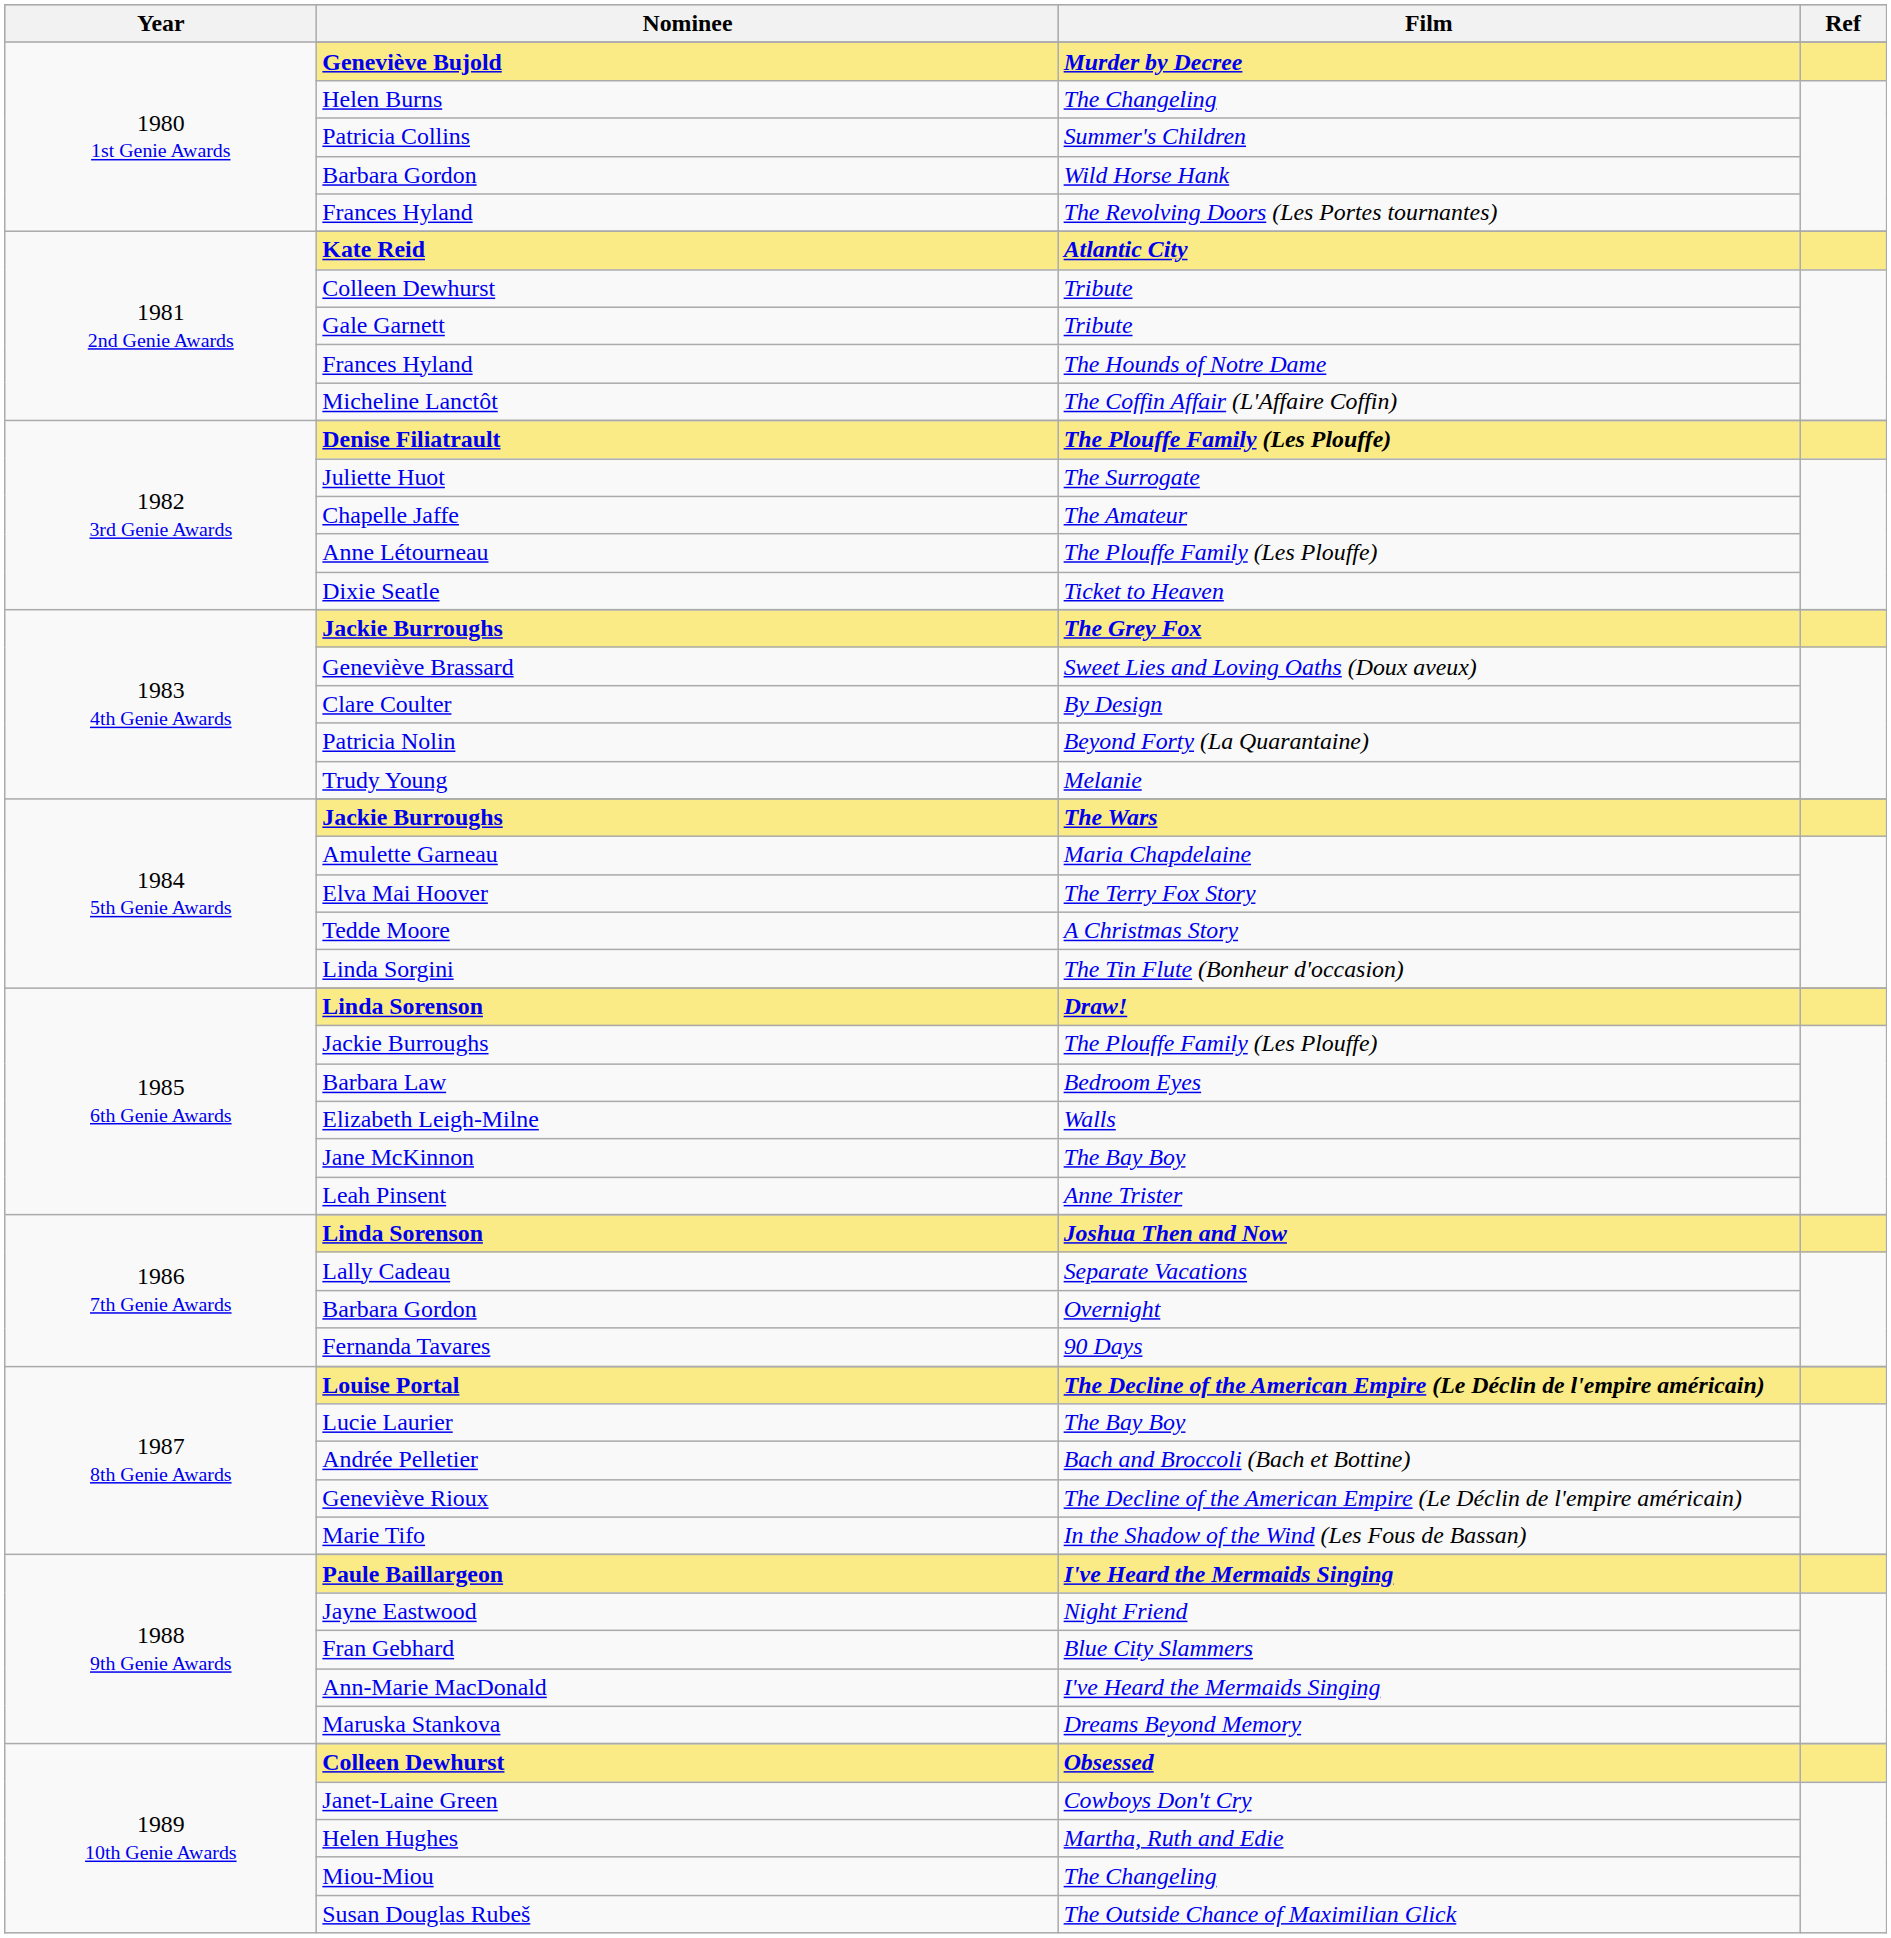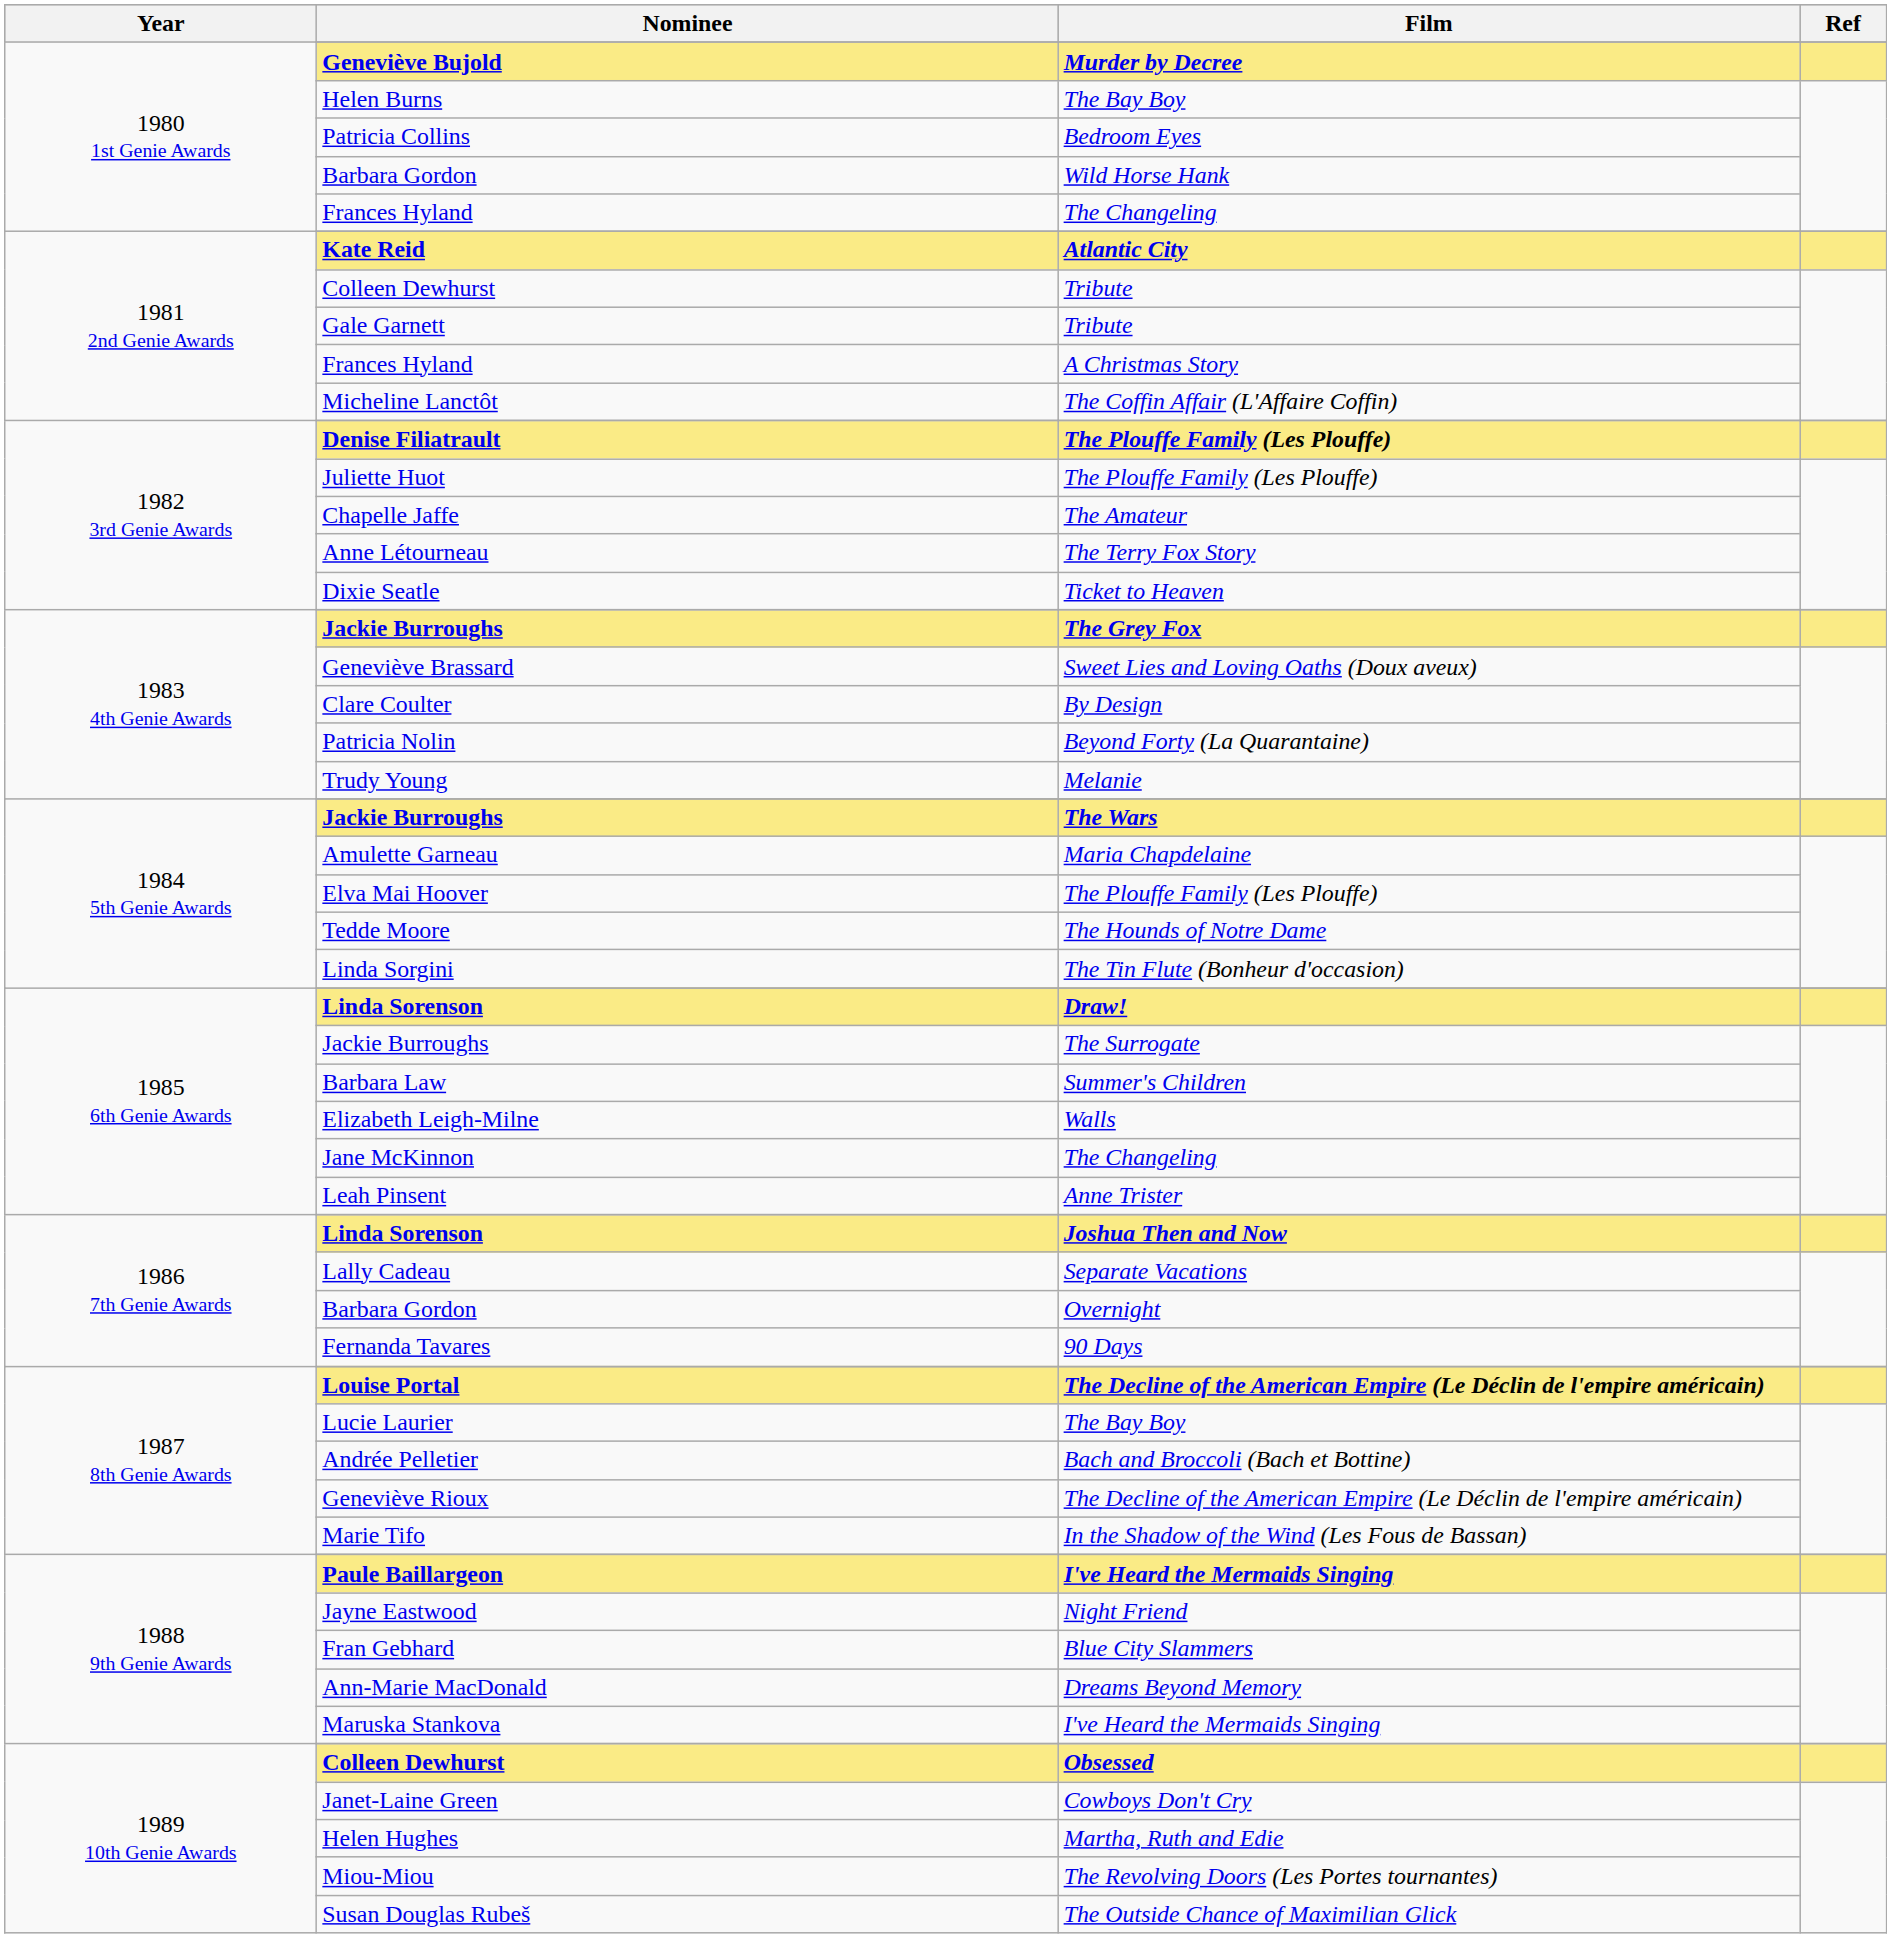(1140, 99) The Changeling -> (1125, 99) The Bay Boy
(1155, 136) Summer's Children -> (1132, 136) Bedroom Eyes
(1281, 212) The Revolving Doors (Les Portes tournantes) -> (1140, 212) The Changeling
(1195, 363) The Hounds of Notre Dame -> (1151, 363) A Christmas Story
(1132, 477) The Surrogate -> (1221, 477) The Plouffe Family (Les Plouffe)
(1221, 552) The Plouffe Family (Les Plouffe) -> (1160, 552) The Terry Fox Story
(1160, 893) The Terry Fox Story -> (1221, 893) The Plouffe Family (Les Plouffe)
(1151, 930) A Christmas Story -> (1195, 930) The Hounds of Notre Dame
(1221, 1044) The Plouffe Family (Les Plouffe) -> (1132, 1044) The Surrogate
(1132, 1082) Bedroom Eyes -> (1155, 1082) Summer's Children
(1125, 1157) The Bay Boy -> (1140, 1157) The Changeling
(1222, 1686) I've Heard the Mermaids Singing -> (1182, 1686) Dreams Beyond Memory
(1182, 1724) Dreams Beyond Memory -> (1222, 1724) I've Heard the Mermaids Singing
(1140, 1876) The Changeling -> (1281, 1876) The Revolving Doors (Les Portes tournantes)
